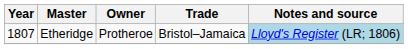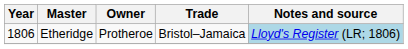(21, 33) 1807 -> (21, 33) 1806
